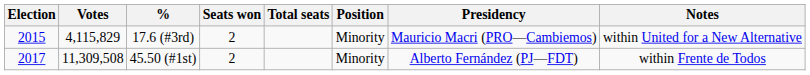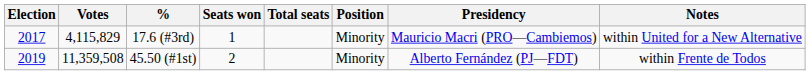(32, 37) 2015 -> (32, 37) 2017
(232, 37) 2 -> (232, 37) 1
(32, 59) 2017 -> (32, 59) 2019
(93, 59) 11,309,508 -> (93, 59) 11,359,508
